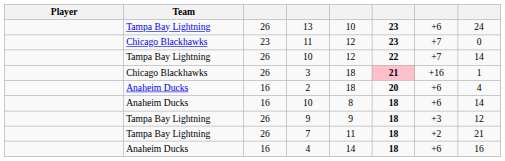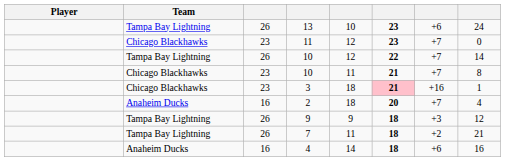+ row: (167, 73)
(265, 73) 26 -> (265, 88) 23
(436, 88) +6 -> (436, 103) +7
- row: (157, 103)
